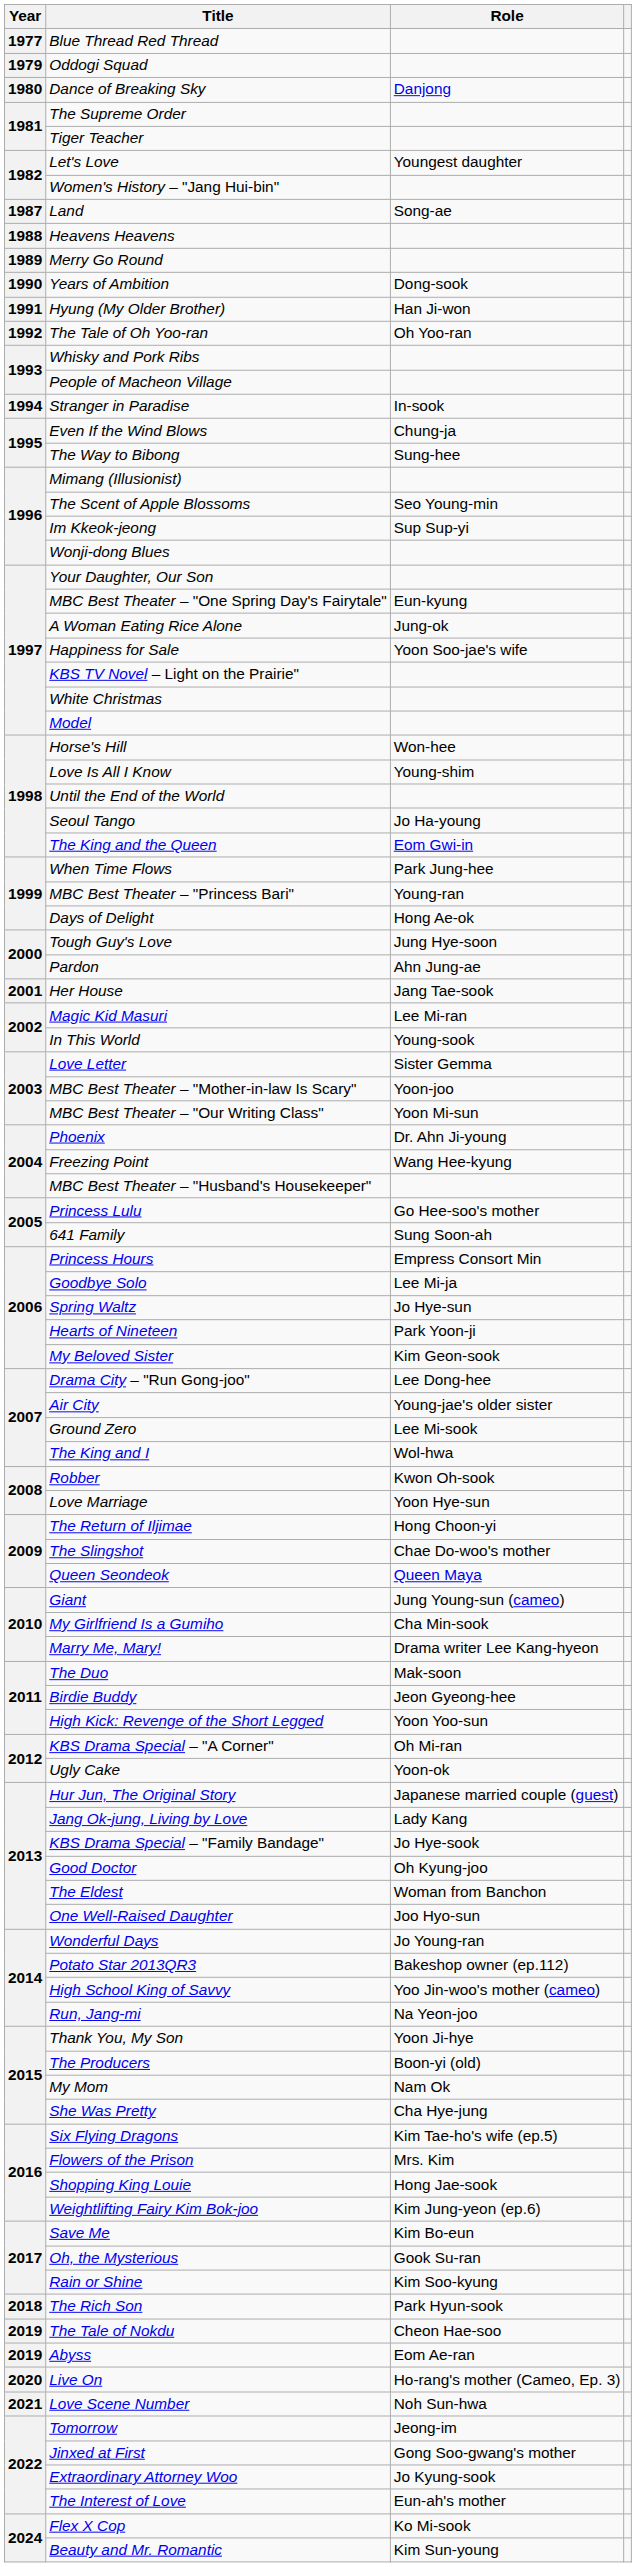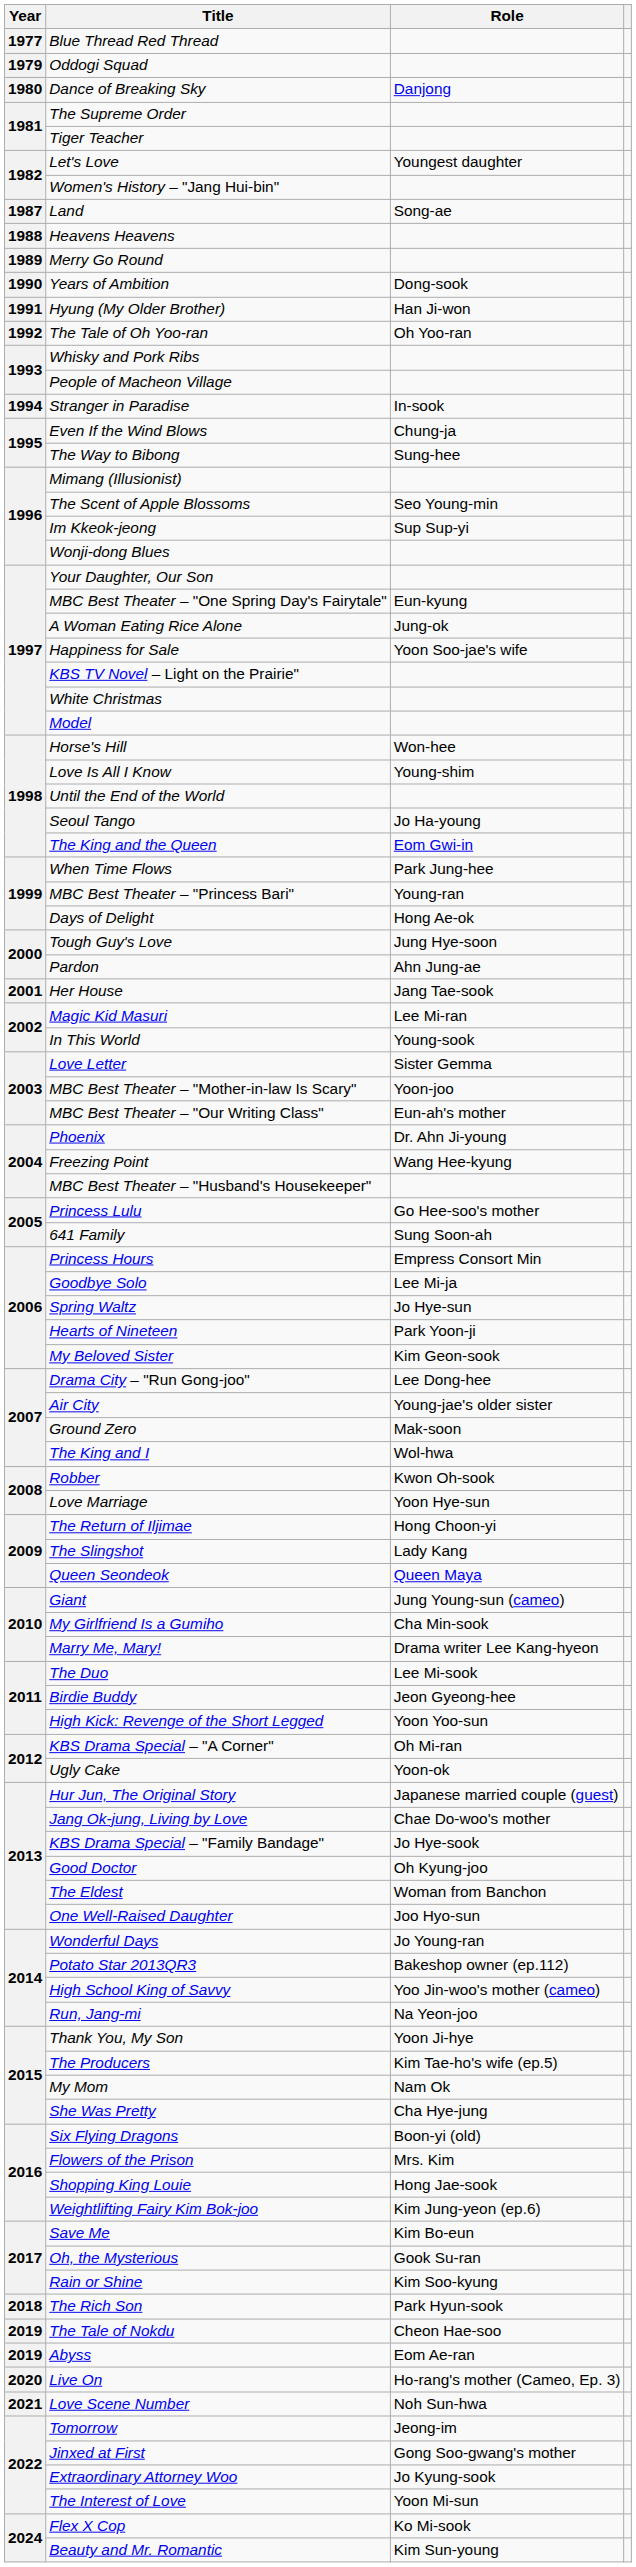(436, 1112) Yoon Mi-sun -> (450, 1112) Eun-ah's mother
(436, 1429) Lee Mi-sook -> (427, 1429) Mak-soon
(472, 1551) Chae Do-woo's mother -> (430, 1551) Lady Kang
(427, 1673) Mak-soon -> (436, 1673) Lee Mi-sook
(430, 1819) Lady Kang -> (472, 1819) Chae Do-woo's mother
(437, 2062) Boon-yi (old) -> (476, 2062) Kim Tae-ho's wife (ep.5)
(476, 2135) Kim Tae-ho's wife (ep.5) -> (437, 2135) Boon-yi (old)
(450, 2501) Eun-ah's mother -> (436, 2501) Yoon Mi-sun
